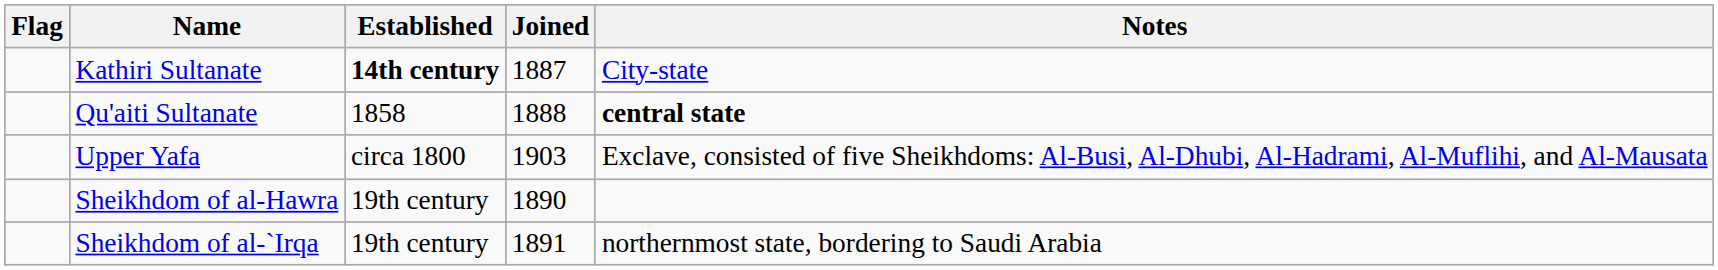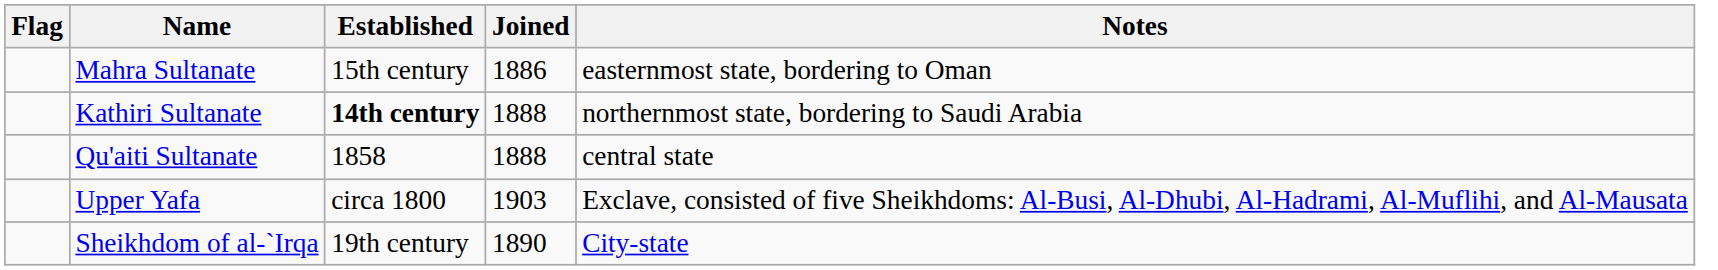+ row: (165, 69)
(539, 69) 1887 -> (519, 112) 1888
(655, 69) City-state -> (832, 112) northernmost state, bordering to Saudi Arabia
(674, 112) bold -> (648, 156) normal
- row: (207, 199)
(539, 243) 1891 -> (519, 243) 1890
(852, 243) northernmost state, bordering to Saudi Arabia -> (635, 243) City-state
